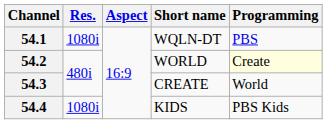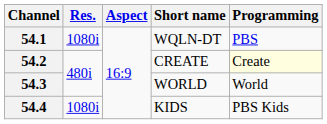(180, 61) WORLD -> (181, 61) CREATE
(181, 84) CREATE -> (180, 84) WORLD
